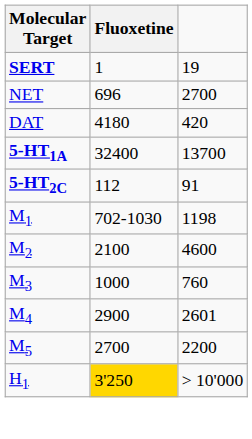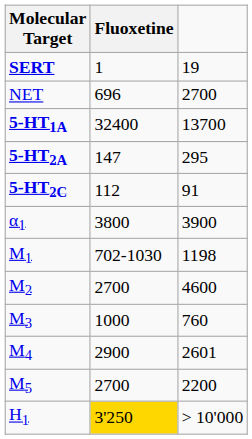- row: (26, 122)
+ row: (38, 157)
+ row: (17, 222)
(112, 250) 2100 -> (112, 287) 2700
